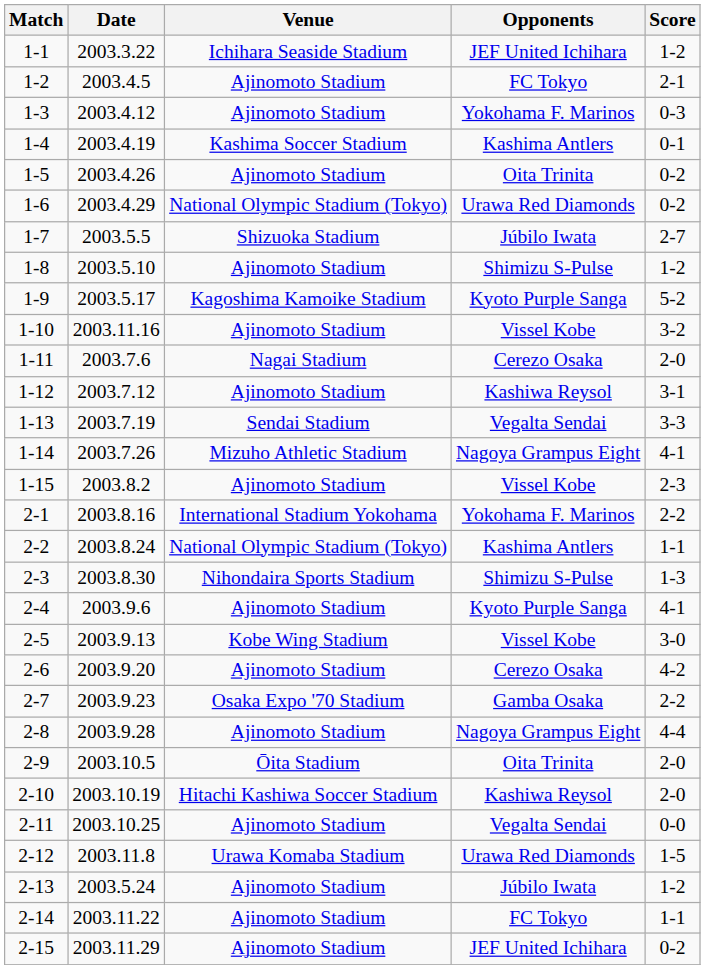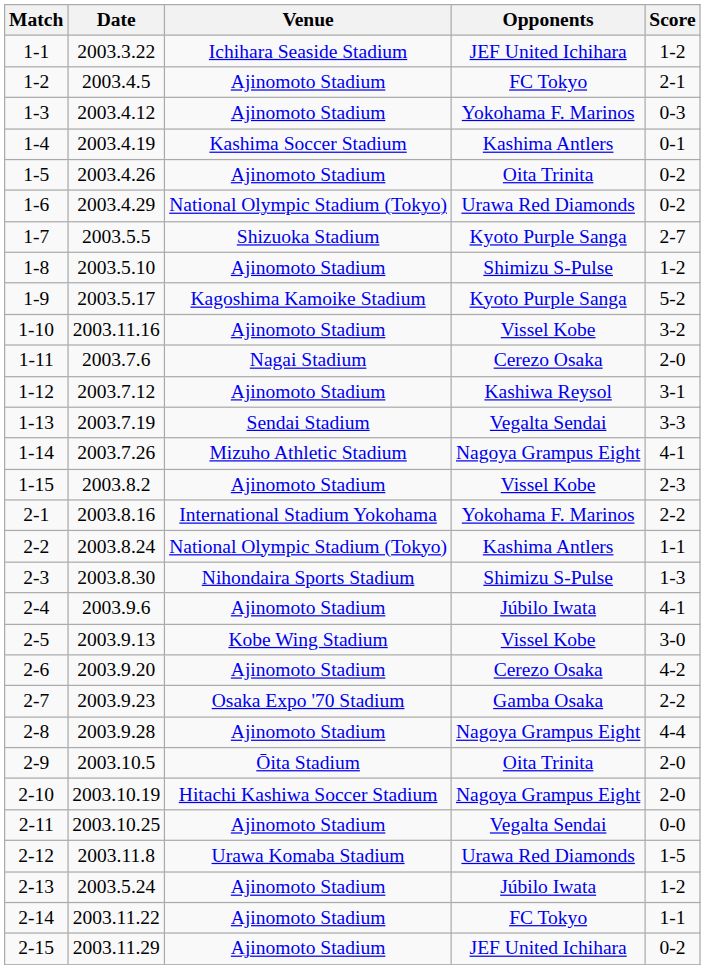(548, 236) Júbilo Iwata -> (548, 236) Kyoto Purple Sanga
(548, 608) Kyoto Purple Sanga -> (548, 608) Júbilo Iwata
(548, 793) Kashiwa Reysol -> (548, 793) Nagoya Grampus Eight
